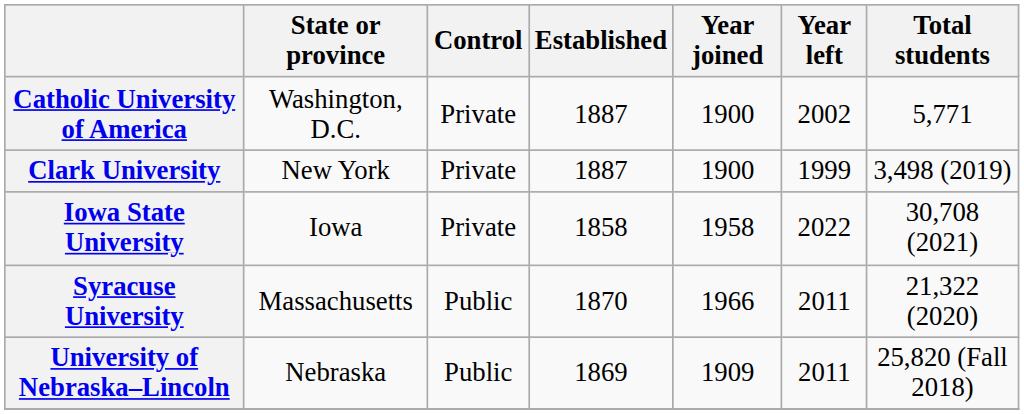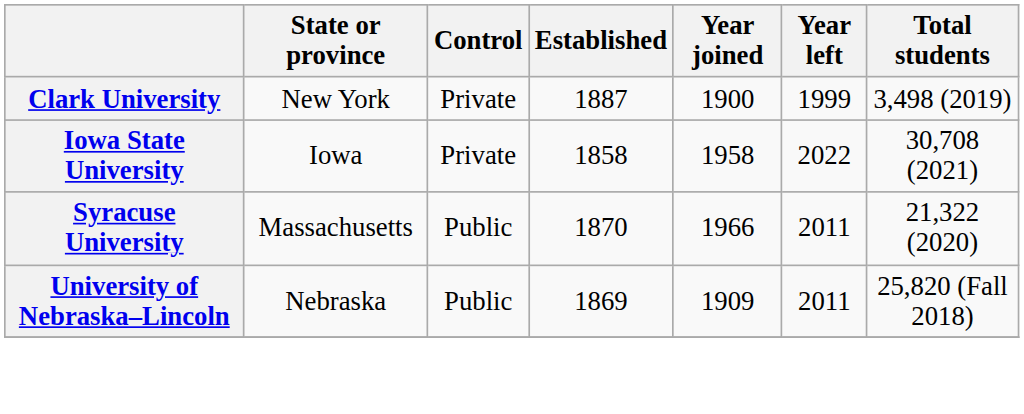- row: (124, 113)
